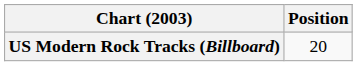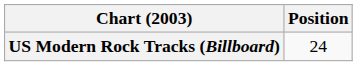(318, 46) 20 -> (318, 46) 24
